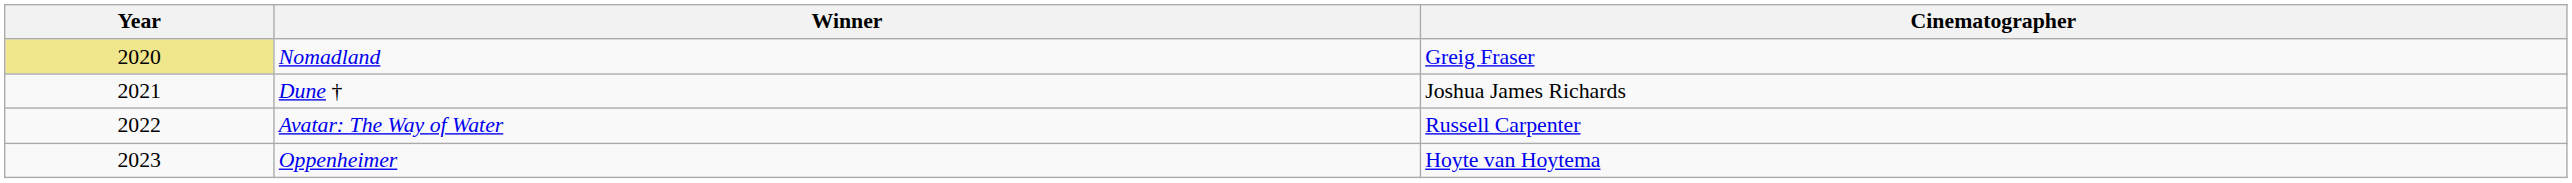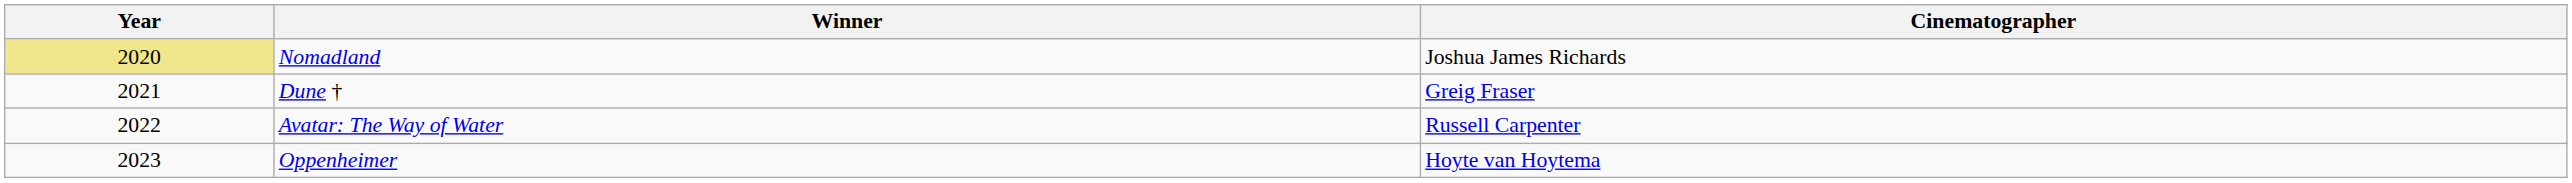(1480, 56) Greig Fraser -> (1526, 56) Joshua James Richards
(1526, 90) Joshua James Richards -> (1480, 90) Greig Fraser
